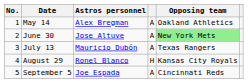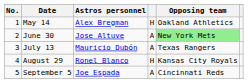(152, 23) A -> (152, 23) H
